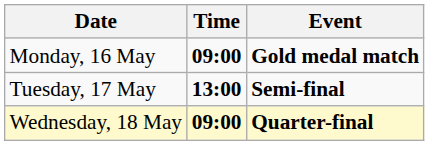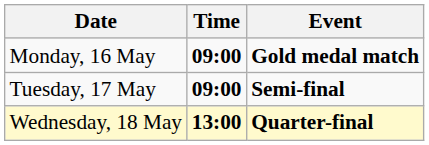(217, 88) 13:00 -> (217, 88) 09:00
(217, 122) 09:00 -> (217, 122) 13:00
